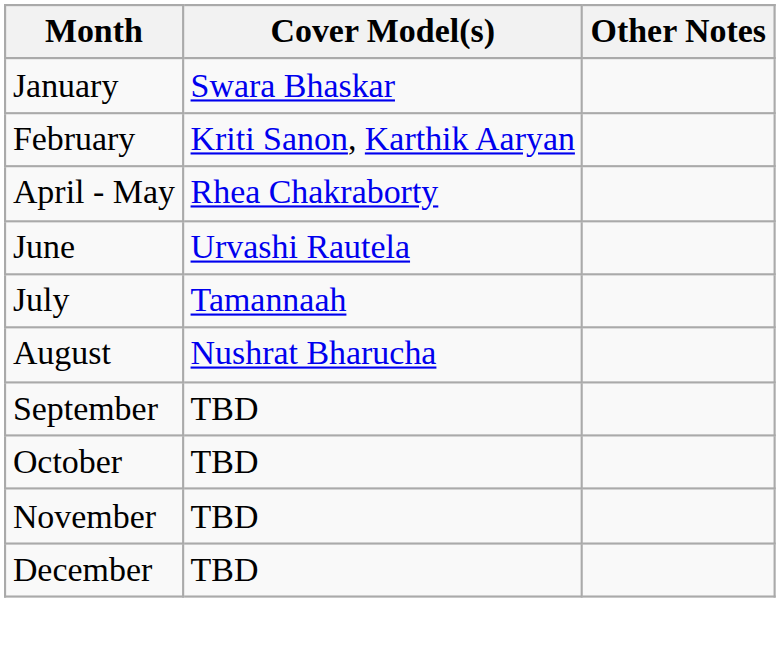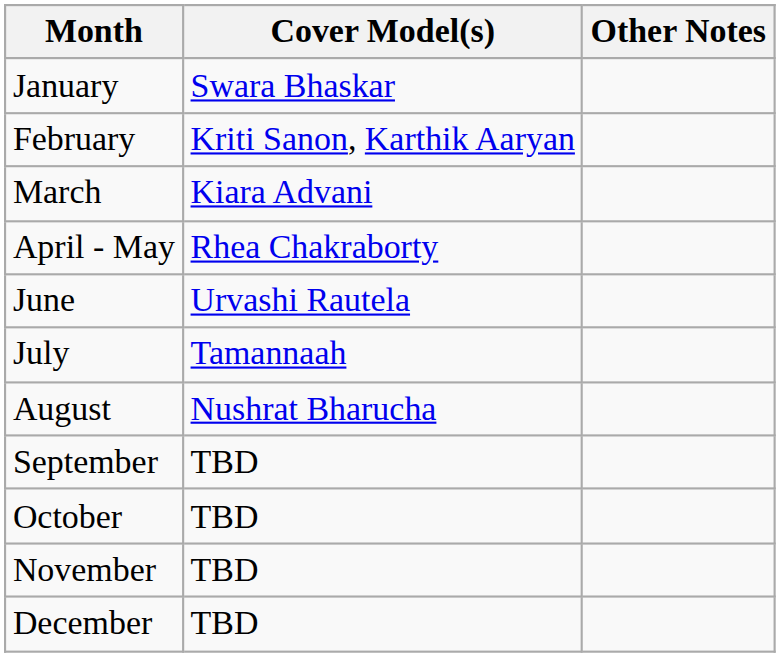+ row: (57, 192)
